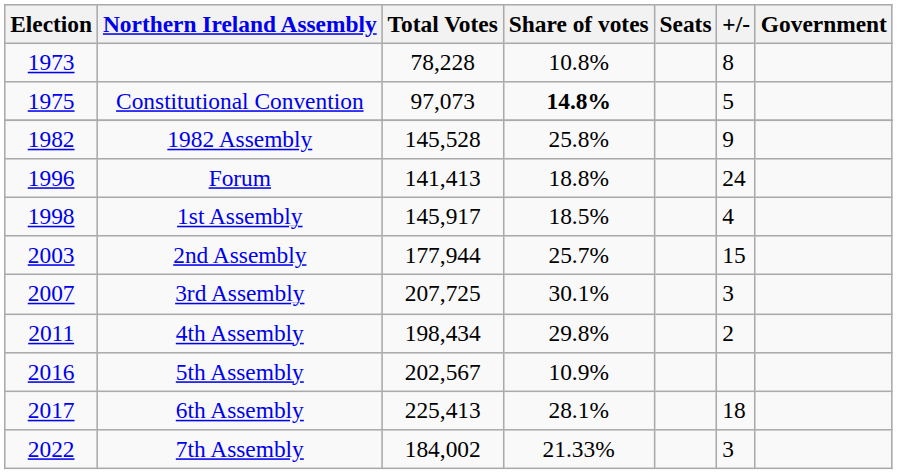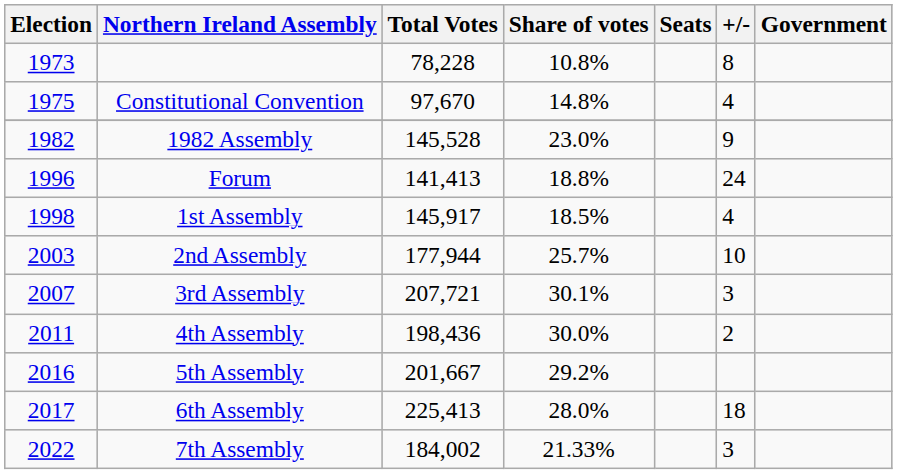(443, 101) 97,073 -> (443, 101) 97,670
(579, 101) bold -> (579, 101) normal
(728, 101) 5 -> (728, 101) 4
(579, 139) 25.8% -> (579, 139) 23.0%
(734, 255) 15 -> (734, 255) 10
(443, 294) 207,725 -> (443, 294) 207,721
(443, 332) 198,434 -> (443, 332) 198,436
(579, 332) 29.8% -> (579, 332) 30.0%
(443, 371) 202,567 -> (443, 371) 201,667
(579, 371) 10.9% -> (579, 371) 29.2%
(579, 409) 28.1% -> (579, 409) 28.0%
